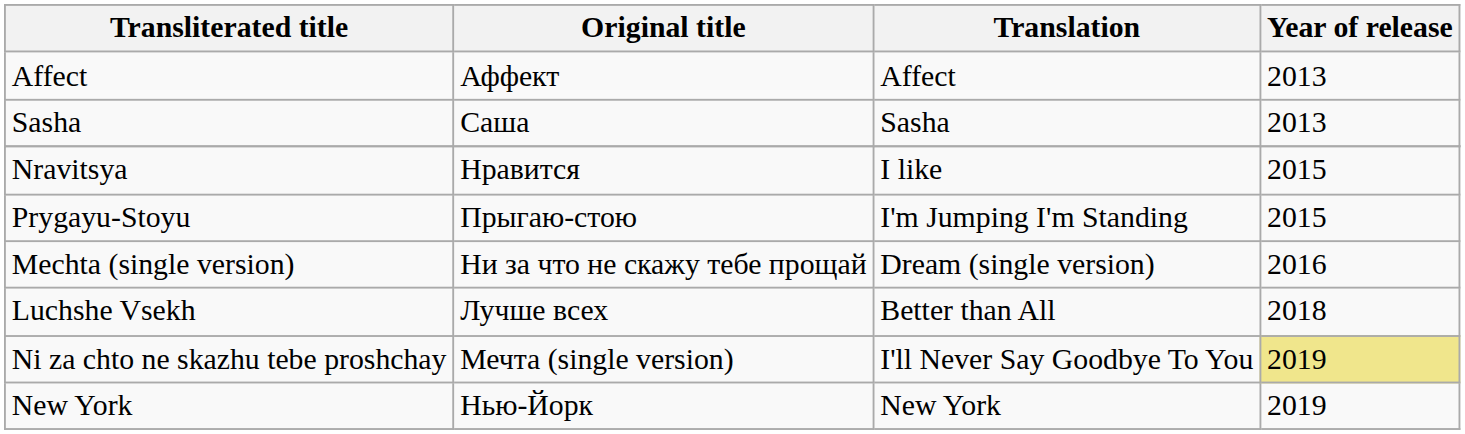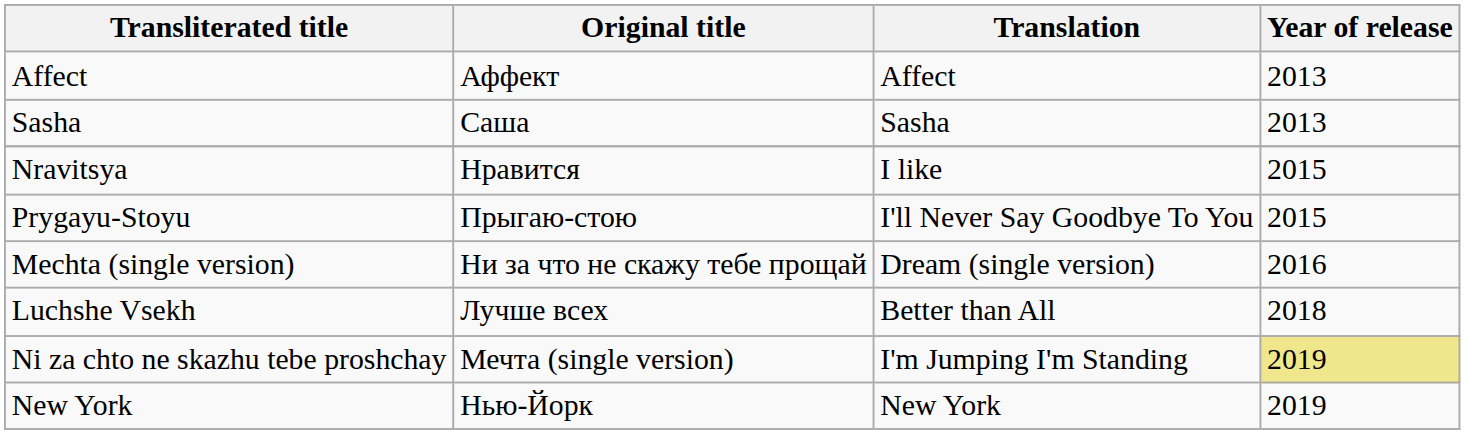(1034, 216) I'm Jumping I'm Standing -> (1067, 216) I'll Never Say Goodbye To You
(1067, 358) I'll Never Say Goodbye To You -> (1034, 358) I'm Jumping I'm Standing
